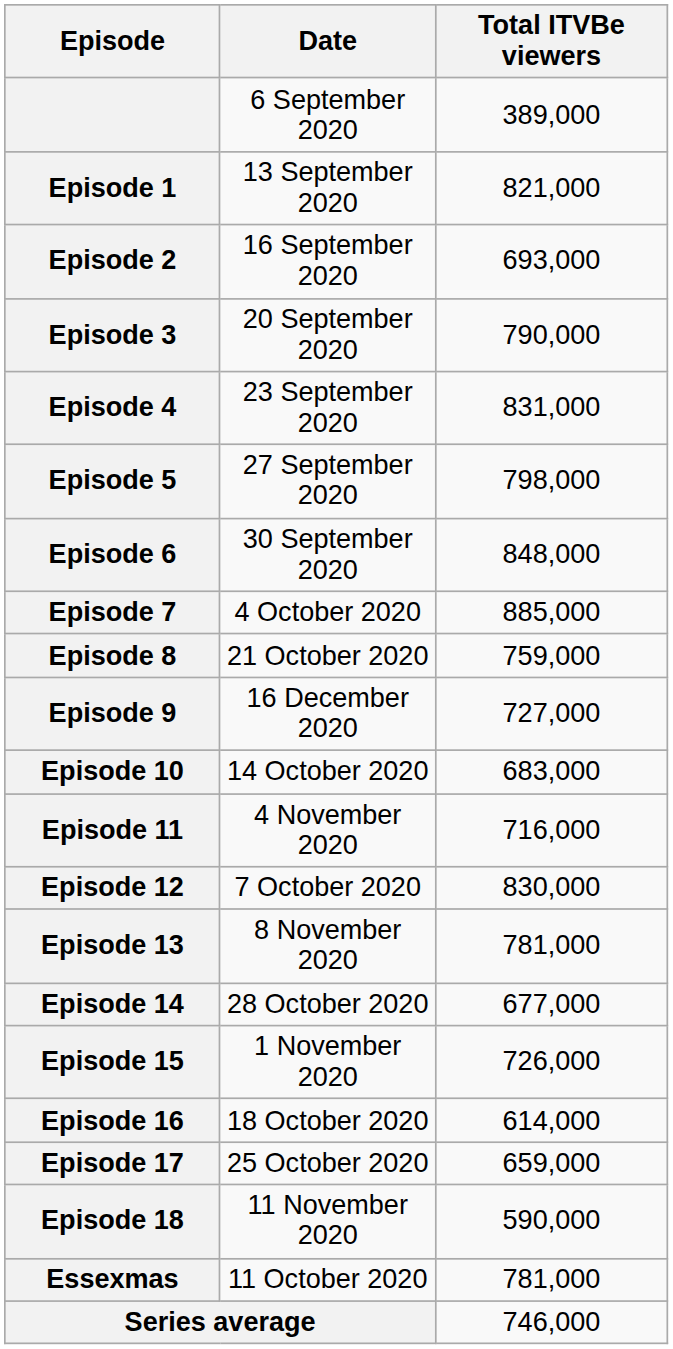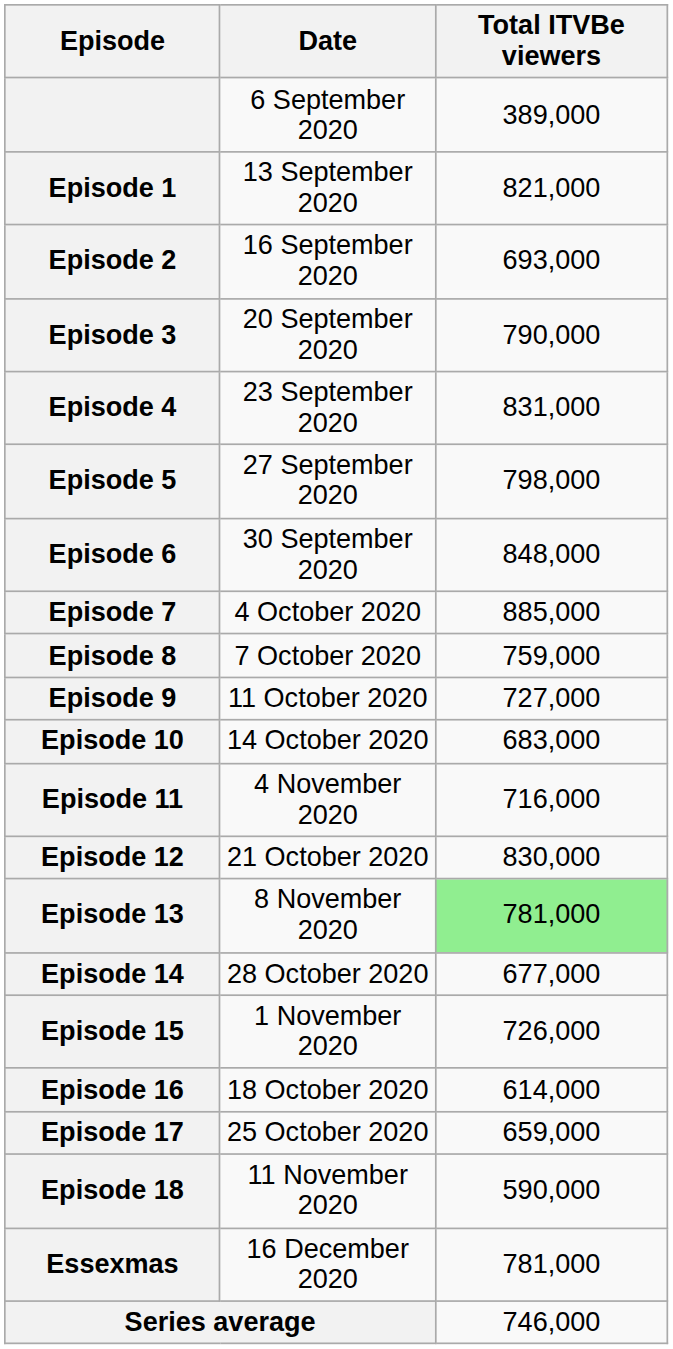(328, 655) 21 October 2020 -> (328, 655) 7 October 2020
(328, 713) 16 December 2020 -> (328, 698) 11 October 2020
(328, 887) 7 October 2020 -> (328, 857) 21 October 2020
(551, 945) no background -> (551, 915) lightgreen background
(328, 1279) 11 October 2020 -> (328, 1263) 16 December 2020
